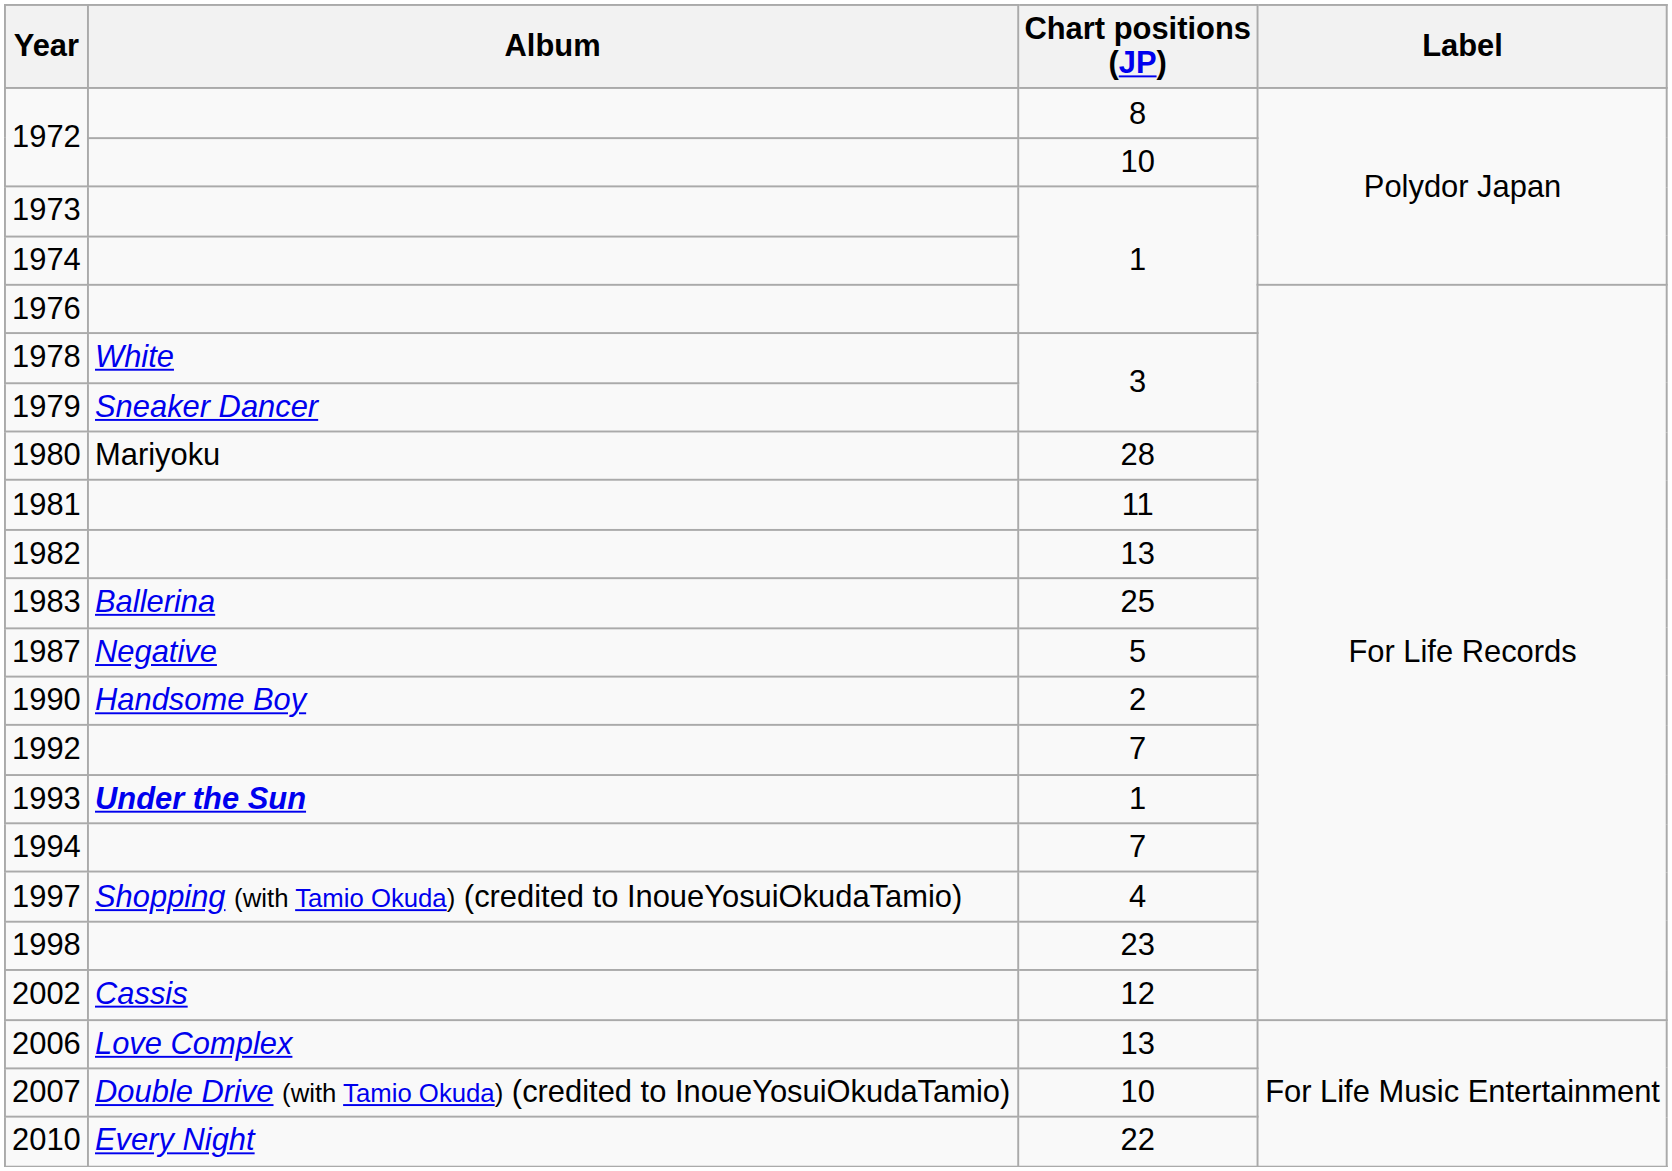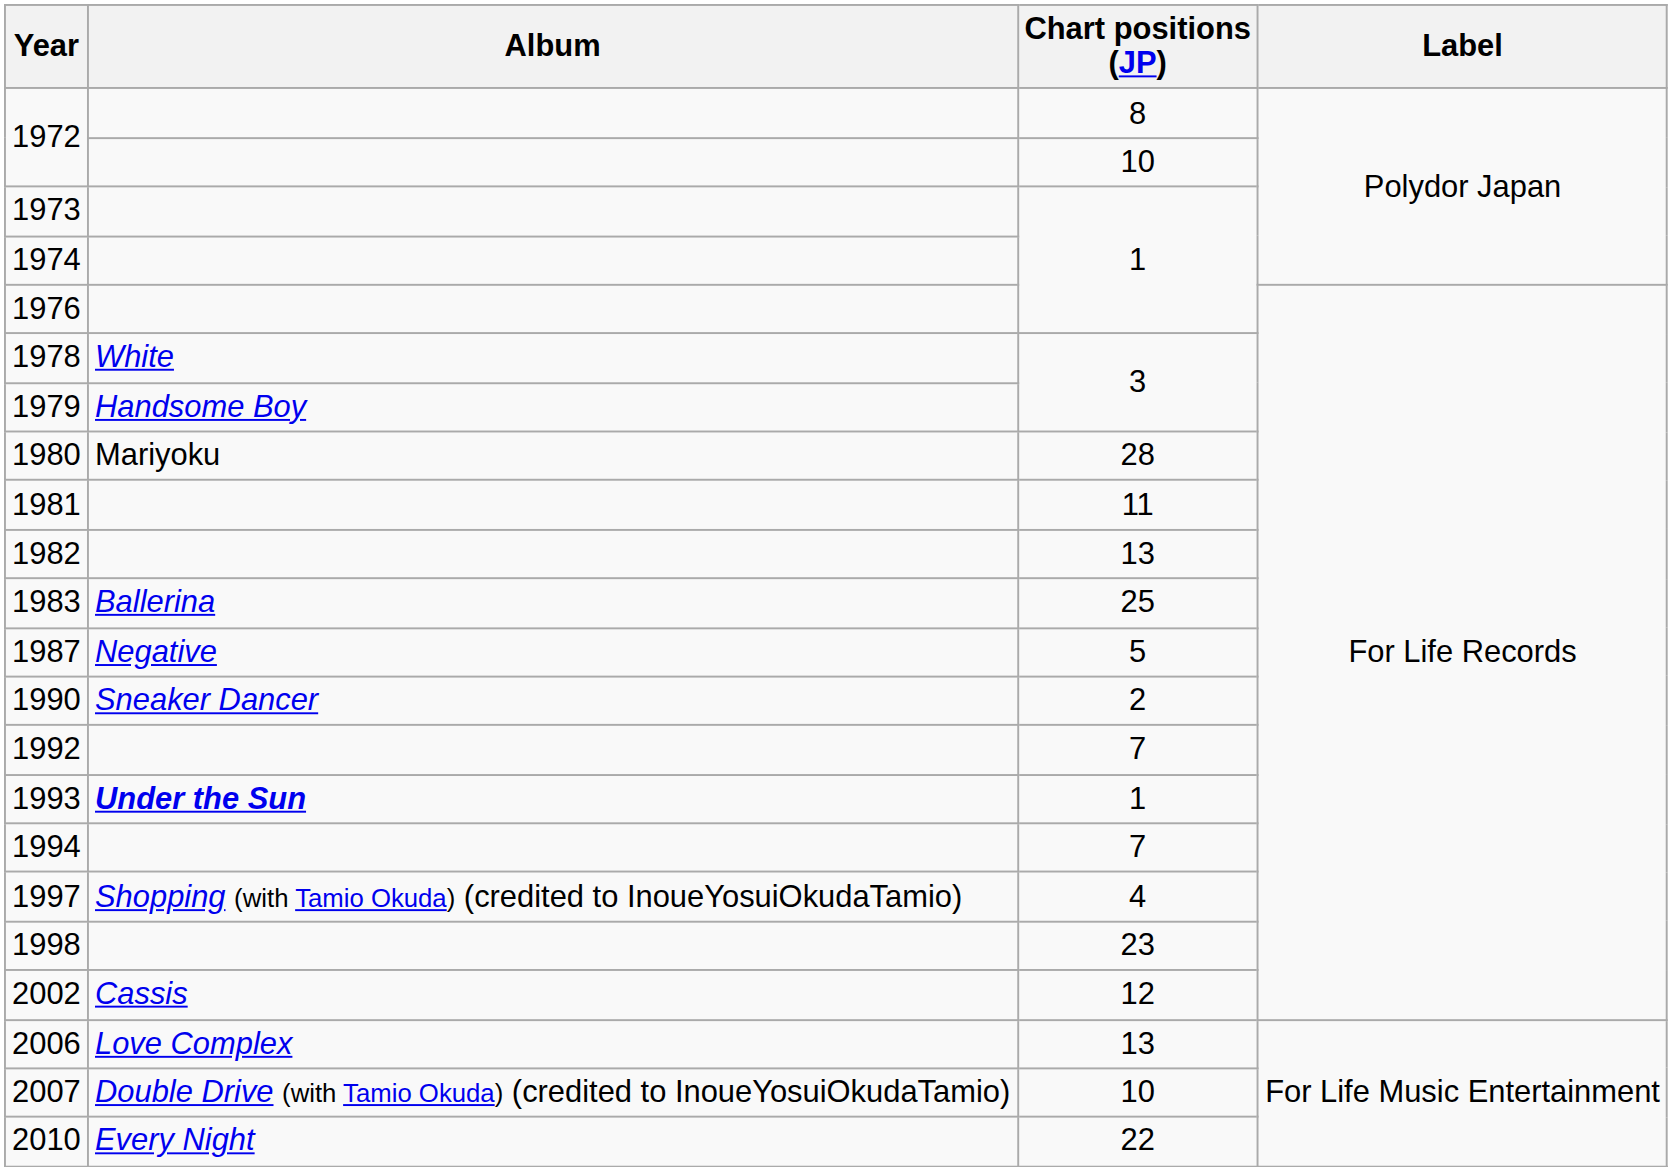(207, 406) Sneaker Dancer -> (201, 406) Handsome Boy
(201, 700) Handsome Boy -> (207, 700) Sneaker Dancer
